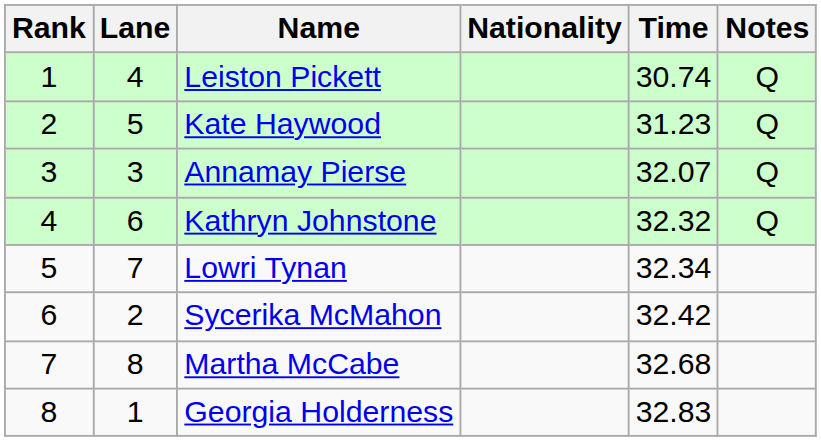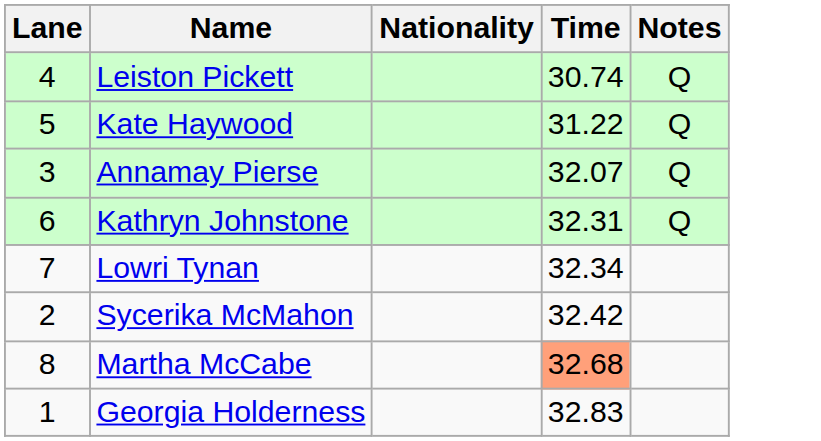- column: (49, 28)
(674, 124) 31.23 -> (586, 124) 31.22
(674, 220) 32.32 -> (586, 220) 32.31
(674, 364) no background -> (586, 364) lightsalmon background
